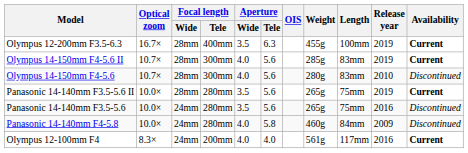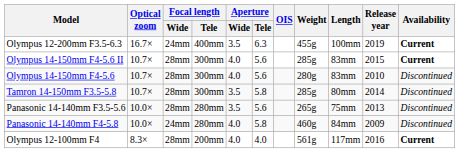(186, 44) 28mm -> (177, 44) 24mm
(383, 60) 2019 -> (375, 60) 2015
+ row: (61, 92)
- row: (70, 92)
(186, 108) 24mm -> (177, 108) 28mm
(383, 108) 2016 -> (375, 108) 2013
(186, 140) 24mm -> (177, 140) 28mm
